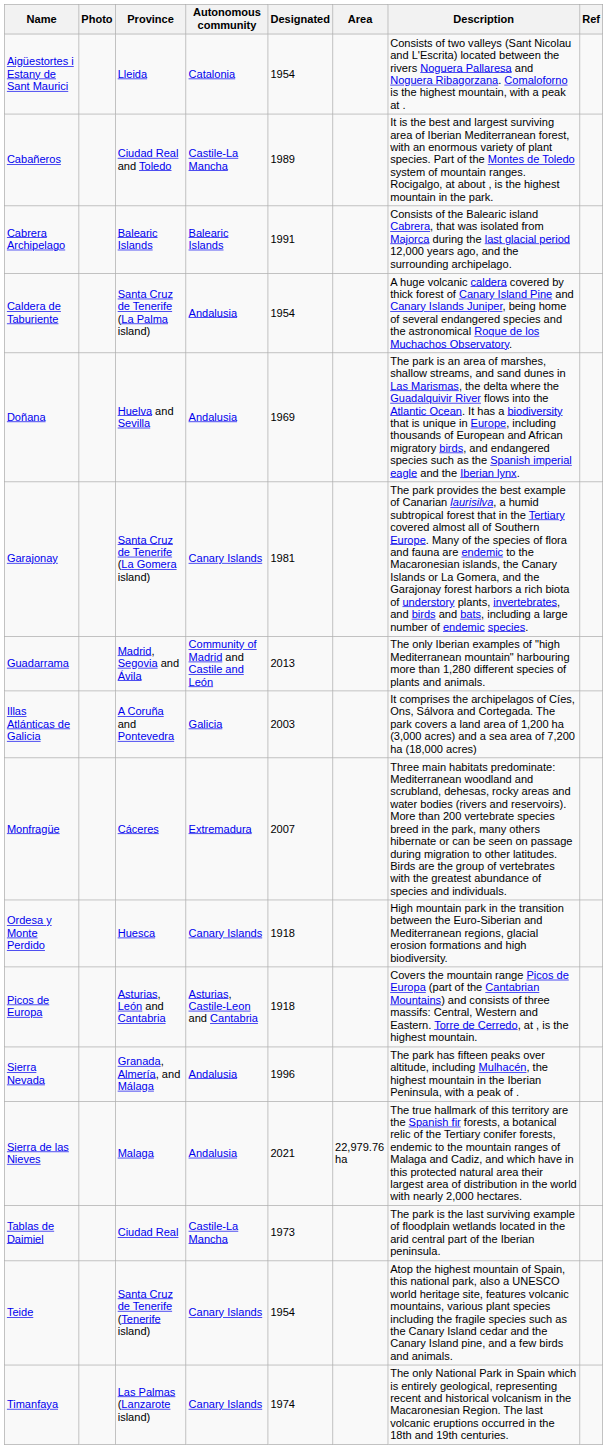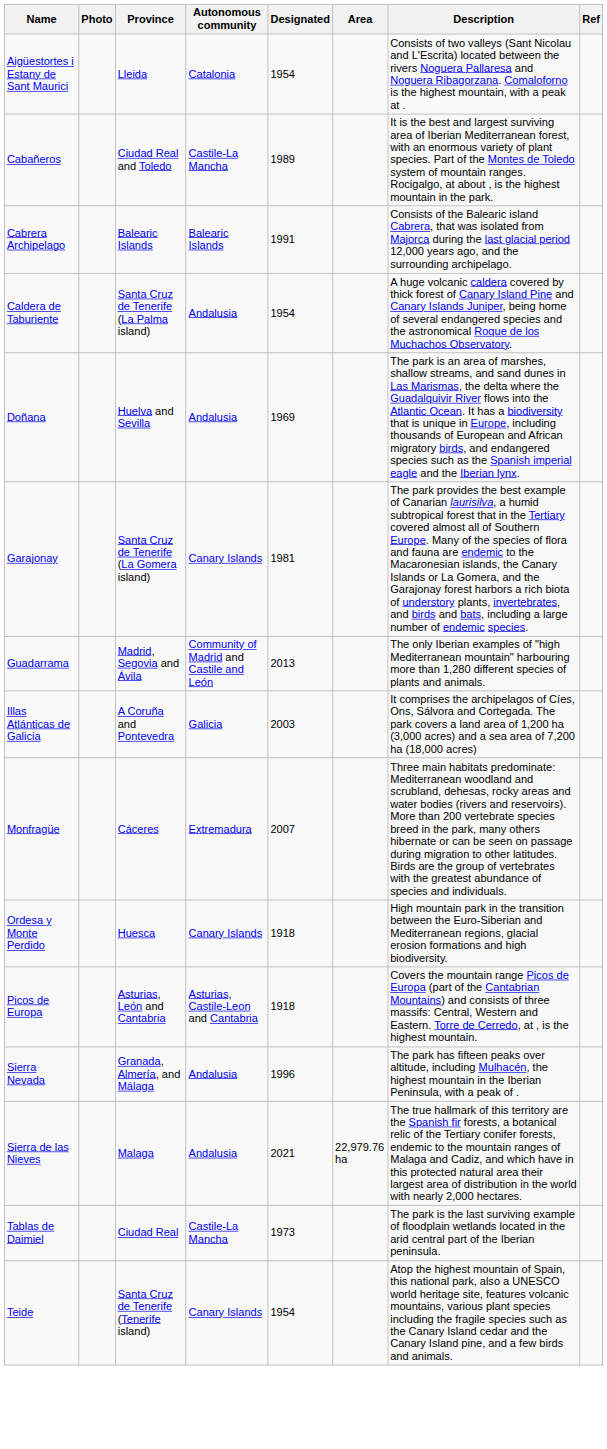- row: (32, 1404)
